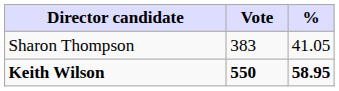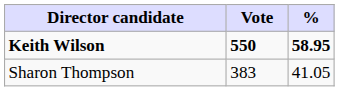rows swapped: (56, 72) <-> (71, 45)
